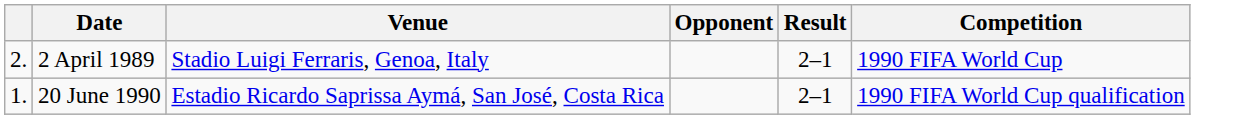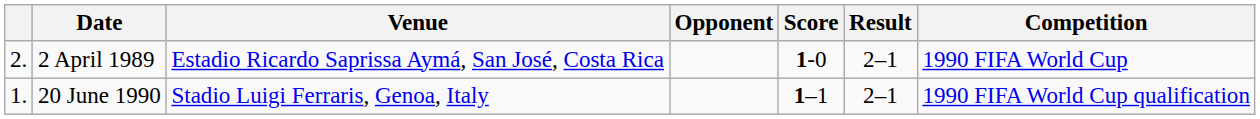+ column: (811, 22)
(330, 59) Stadio Luigi Ferraris, Genoa, Italy -> (418, 59) Estadio Ricardo Saprissa Aymá, San José, Costa Rica
(418, 95) Estadio Ricardo Saprissa Aymá, San José, Costa Rica -> (330, 95) Stadio Luigi Ferraris, Genoa, Italy
